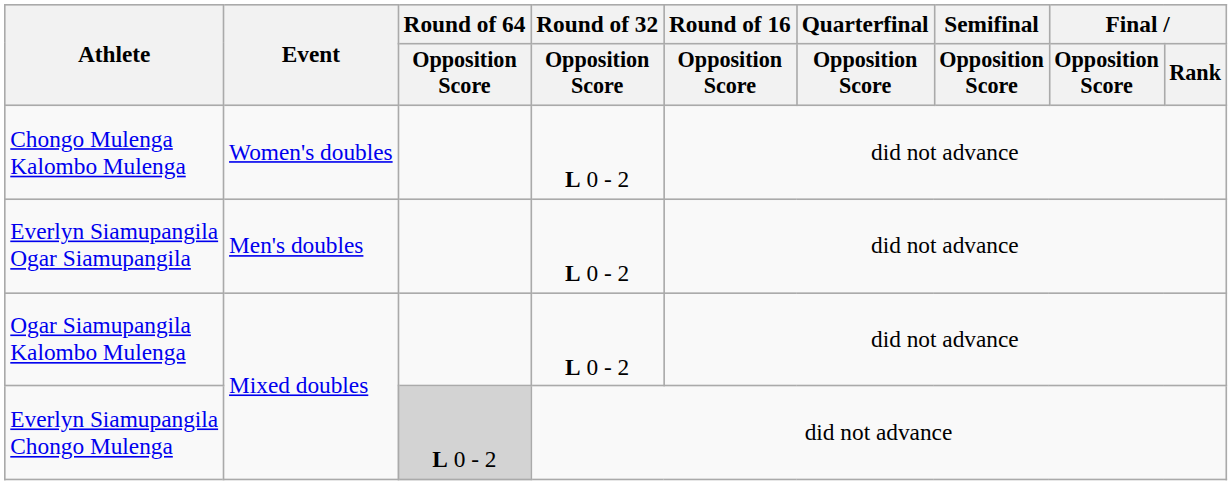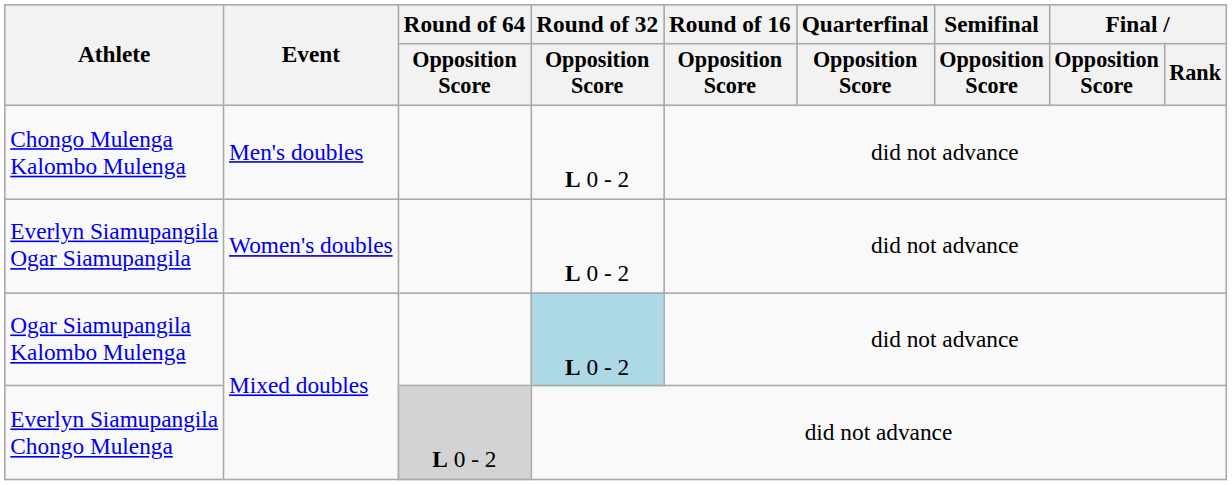(311, 152) Women's doubles -> (296, 152) Men's doubles
(296, 246) Men's doubles -> (311, 246) Women's doubles
(597, 367) no background -> (597, 367) lightblue background
